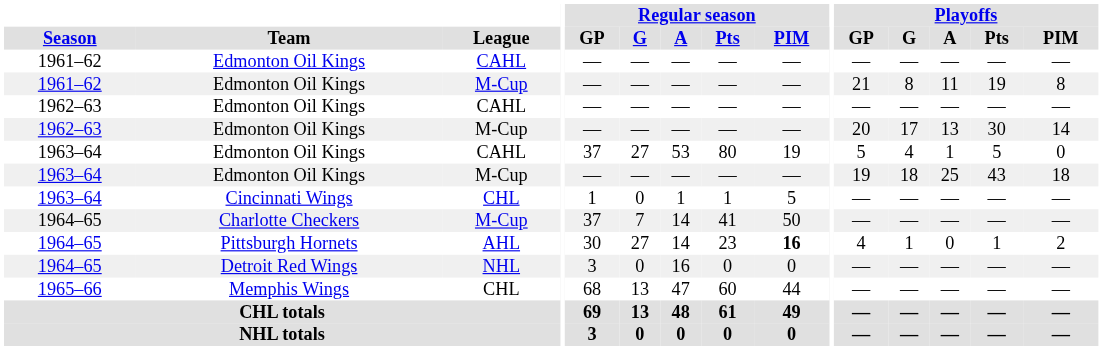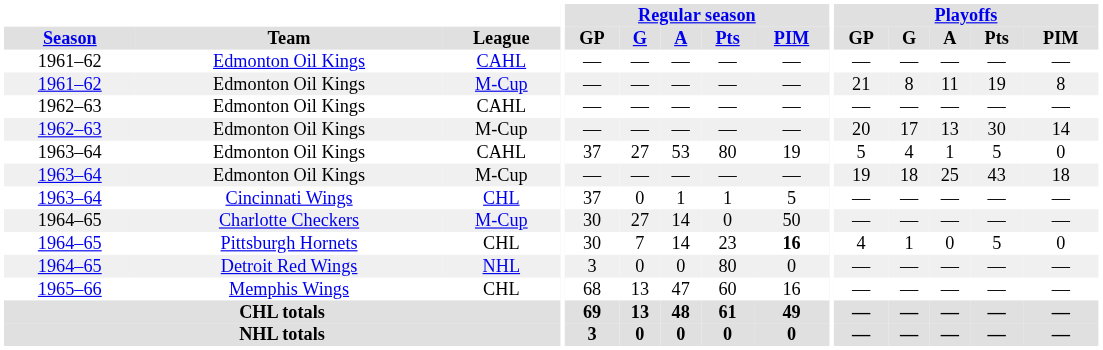(592, 197) 1 -> (592, 197) 37
(592, 220) 37 -> (592, 220) 30
(640, 220) 7 -> (640, 220) 27
(728, 220) 41 -> (728, 220) 0
(501, 243) AHL -> (501, 243) CHL
(640, 243) 27 -> (640, 243) 7
(997, 243) 1 -> (997, 243) 5
(1061, 243) 2 -> (1061, 243) 0
(681, 266) 16 -> (681, 266) 0
(728, 266) 0 -> (728, 266) 80
(792, 288) 44 -> (792, 288) 16
